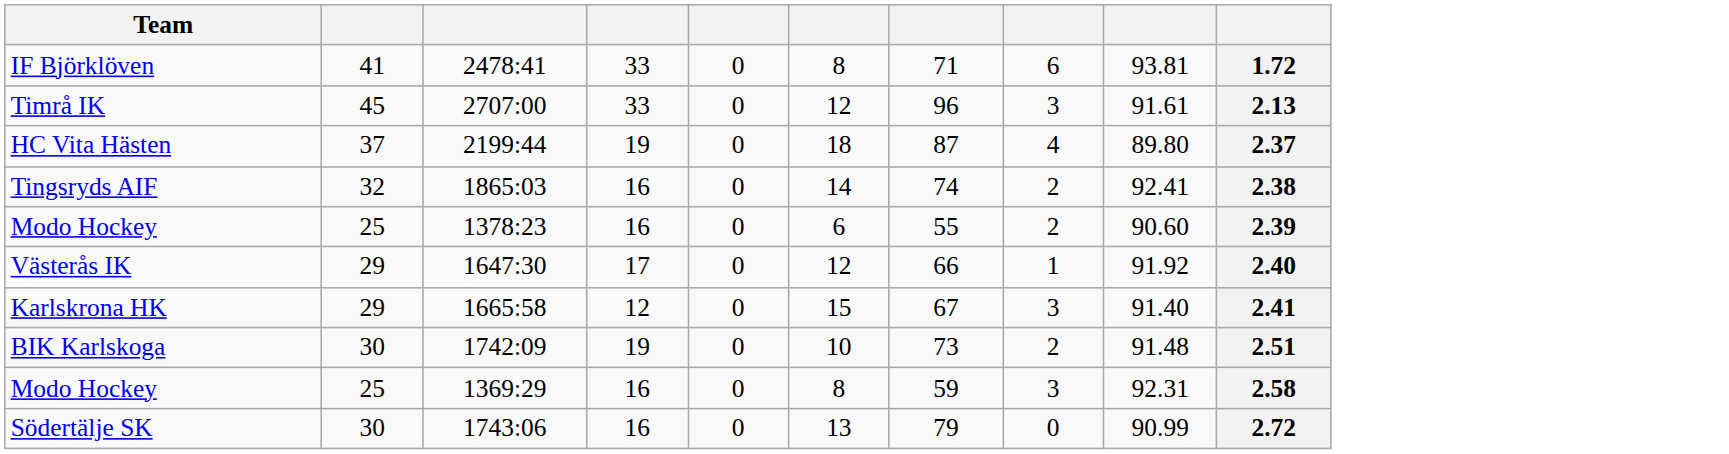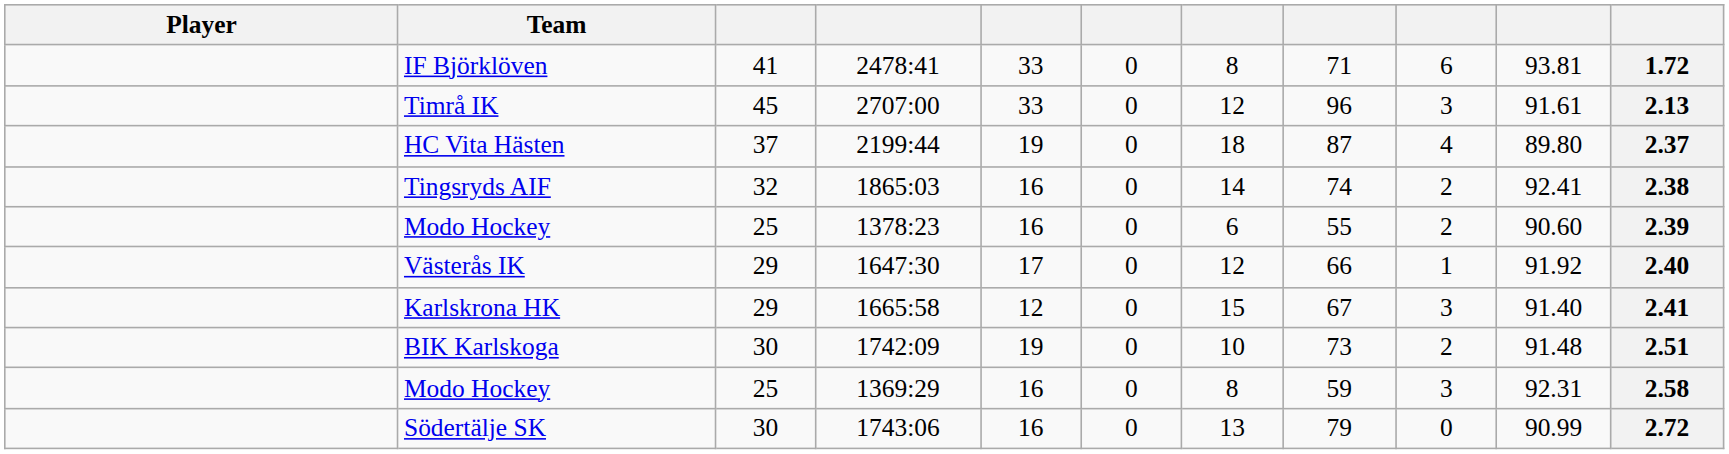+ column: (201, 24)
